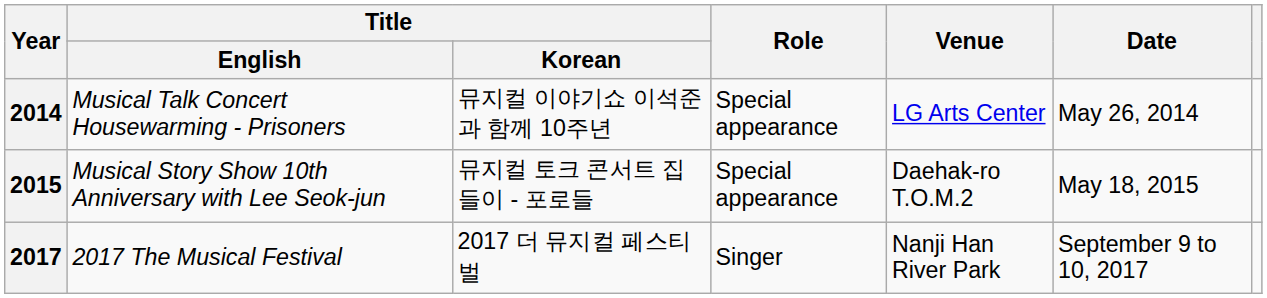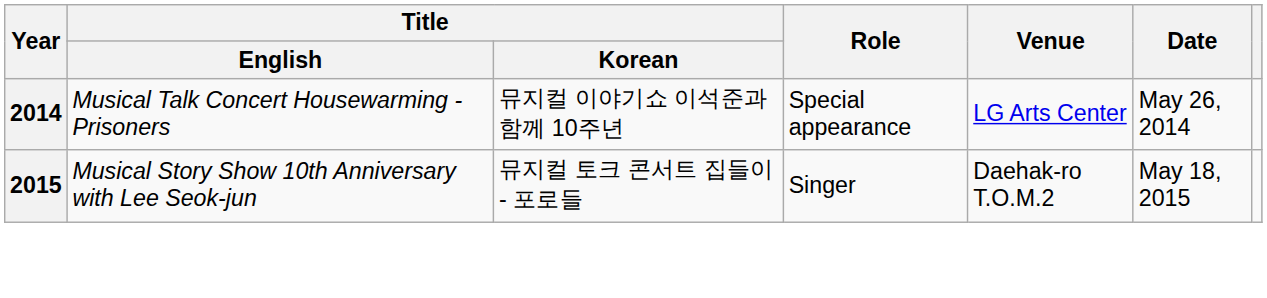(777, 185) Special appearance -> (822, 185) Singer
- row: (36, 257)
